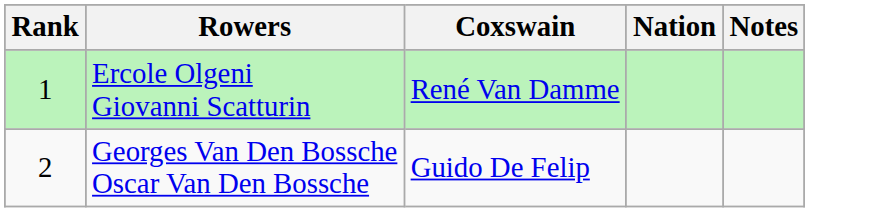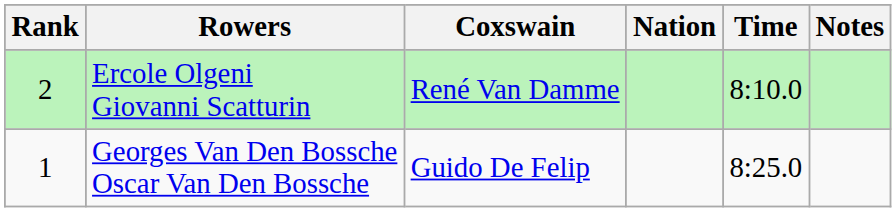+ column: (766, 27)
(45, 89) 1 -> (45, 89) 2
(45, 167) 2 -> (45, 167) 1
